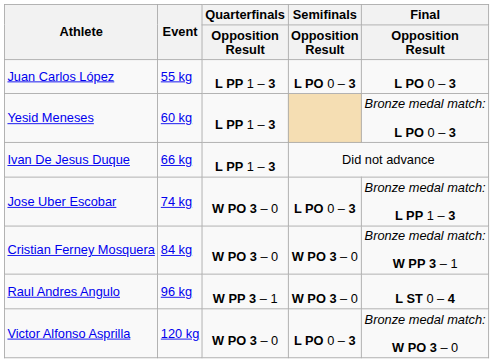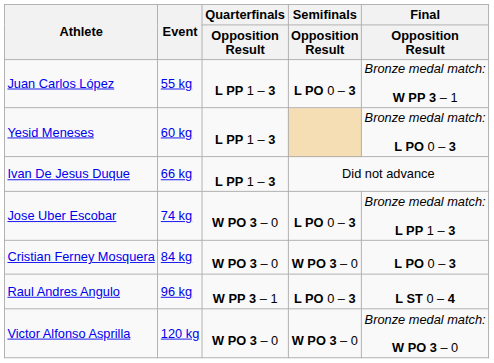(425, 84) L PO 0 – 3 -> (425, 84) Bronze medal match: W PP 3 – 1
(425, 250) Bronze medal match: W PP 3 – 1 -> (425, 265) L PO 0 – 3
(325, 299) W PO 3 – 0 -> (325, 299) L PO 0 – 3
(325, 341) L PO 0 – 3 -> (325, 341) W PO 3 – 0
